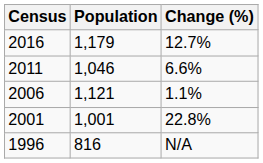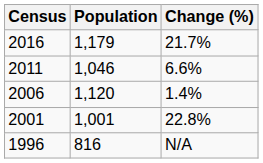(188, 42) 12.7% -> (188, 42) 21.7%
(94, 94) 1,121 -> (94, 94) 1,120
(183, 94) 1.1% -> (183, 94) 1.4%
